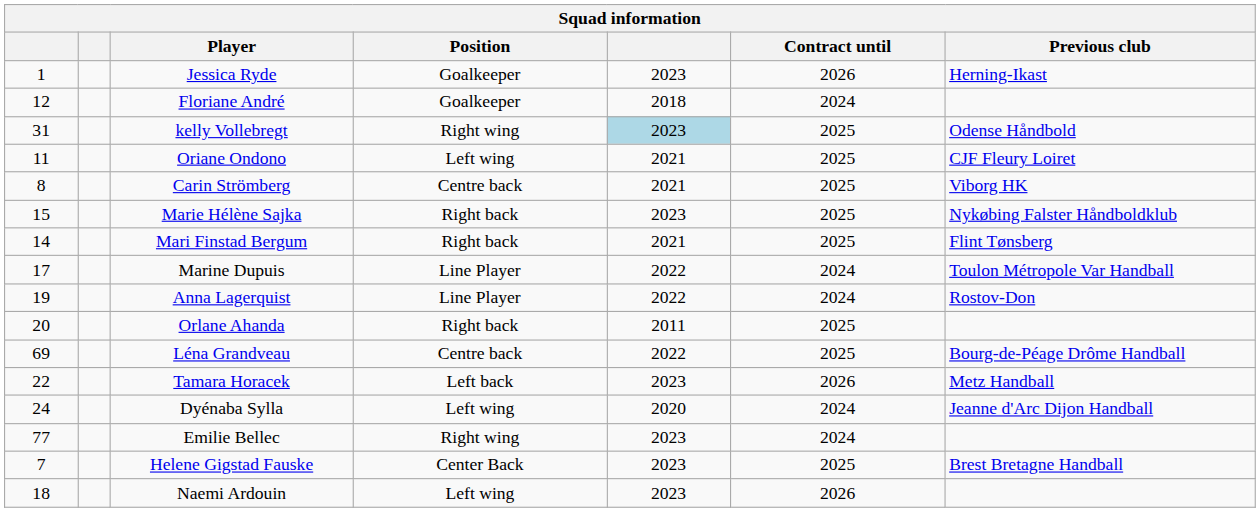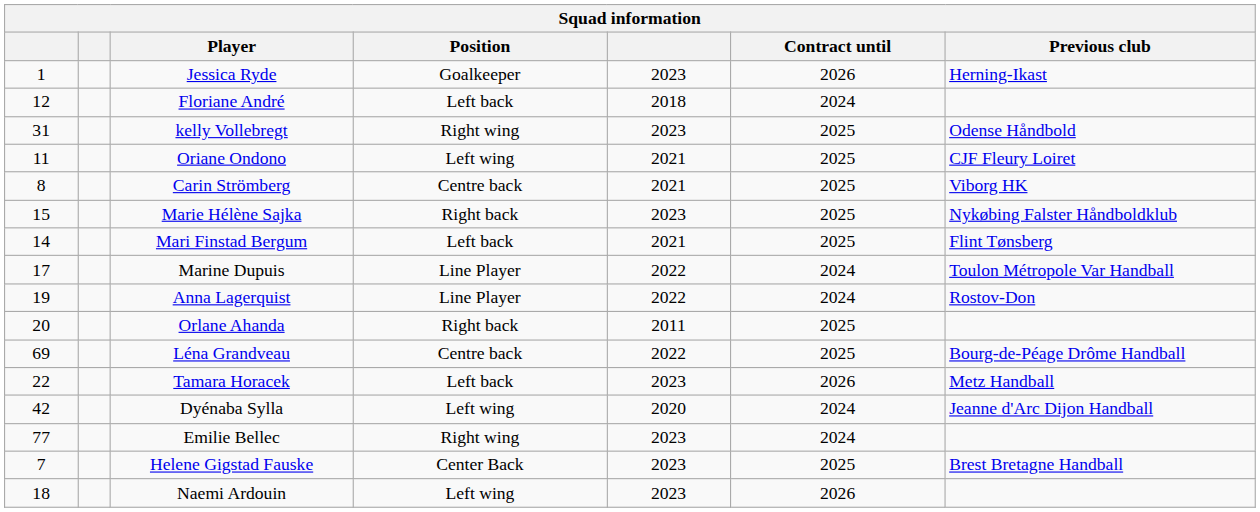(480, 102) Goalkeeper -> (480, 102) Left back
(668, 130) lightblue background -> (668, 130) no background
(480, 241) Right back -> (480, 241) Left back
(41, 409) 24 -> (41, 409) 42
